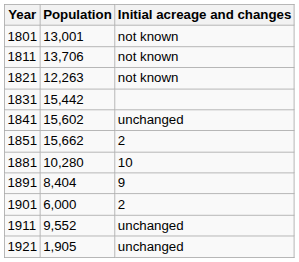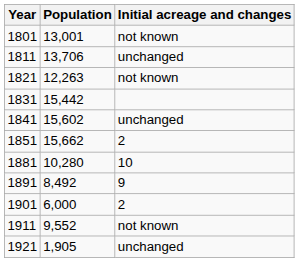(148, 57) not known -> (151, 57) unchanged
(60, 183) 8,404 -> (60, 183) 8,492
(151, 225) unchanged -> (148, 225) not known
